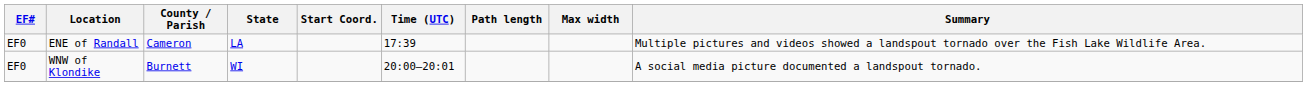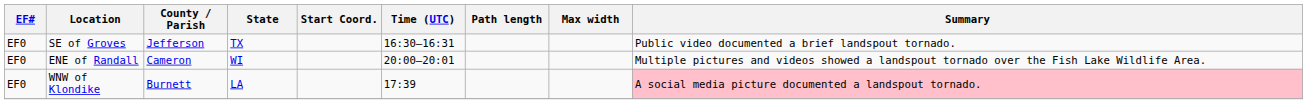+ row: (87, 43)
(237, 43) LA -> (237, 60) WI
(400, 43) 17:39 -> (419, 60) 20:00–20:01
(237, 66) WI -> (237, 84) LA
(419, 66) 20:00–20:01 -> (400, 84) 17:39
(808, 66) no background -> (808, 84) pink background
